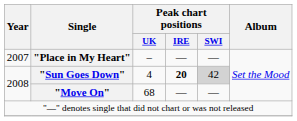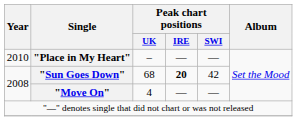(18, 57) 2007 -> (18, 57) 2010
(149, 75) 4 -> (149, 75) 68
(213, 75) lightgrey background -> (213, 75) no background
(149, 92) 68 -> (149, 92) 4
